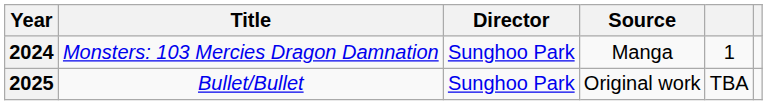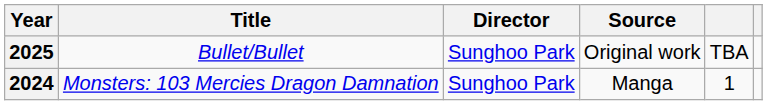rows swapped: (31, 52) <-> (31, 83)
